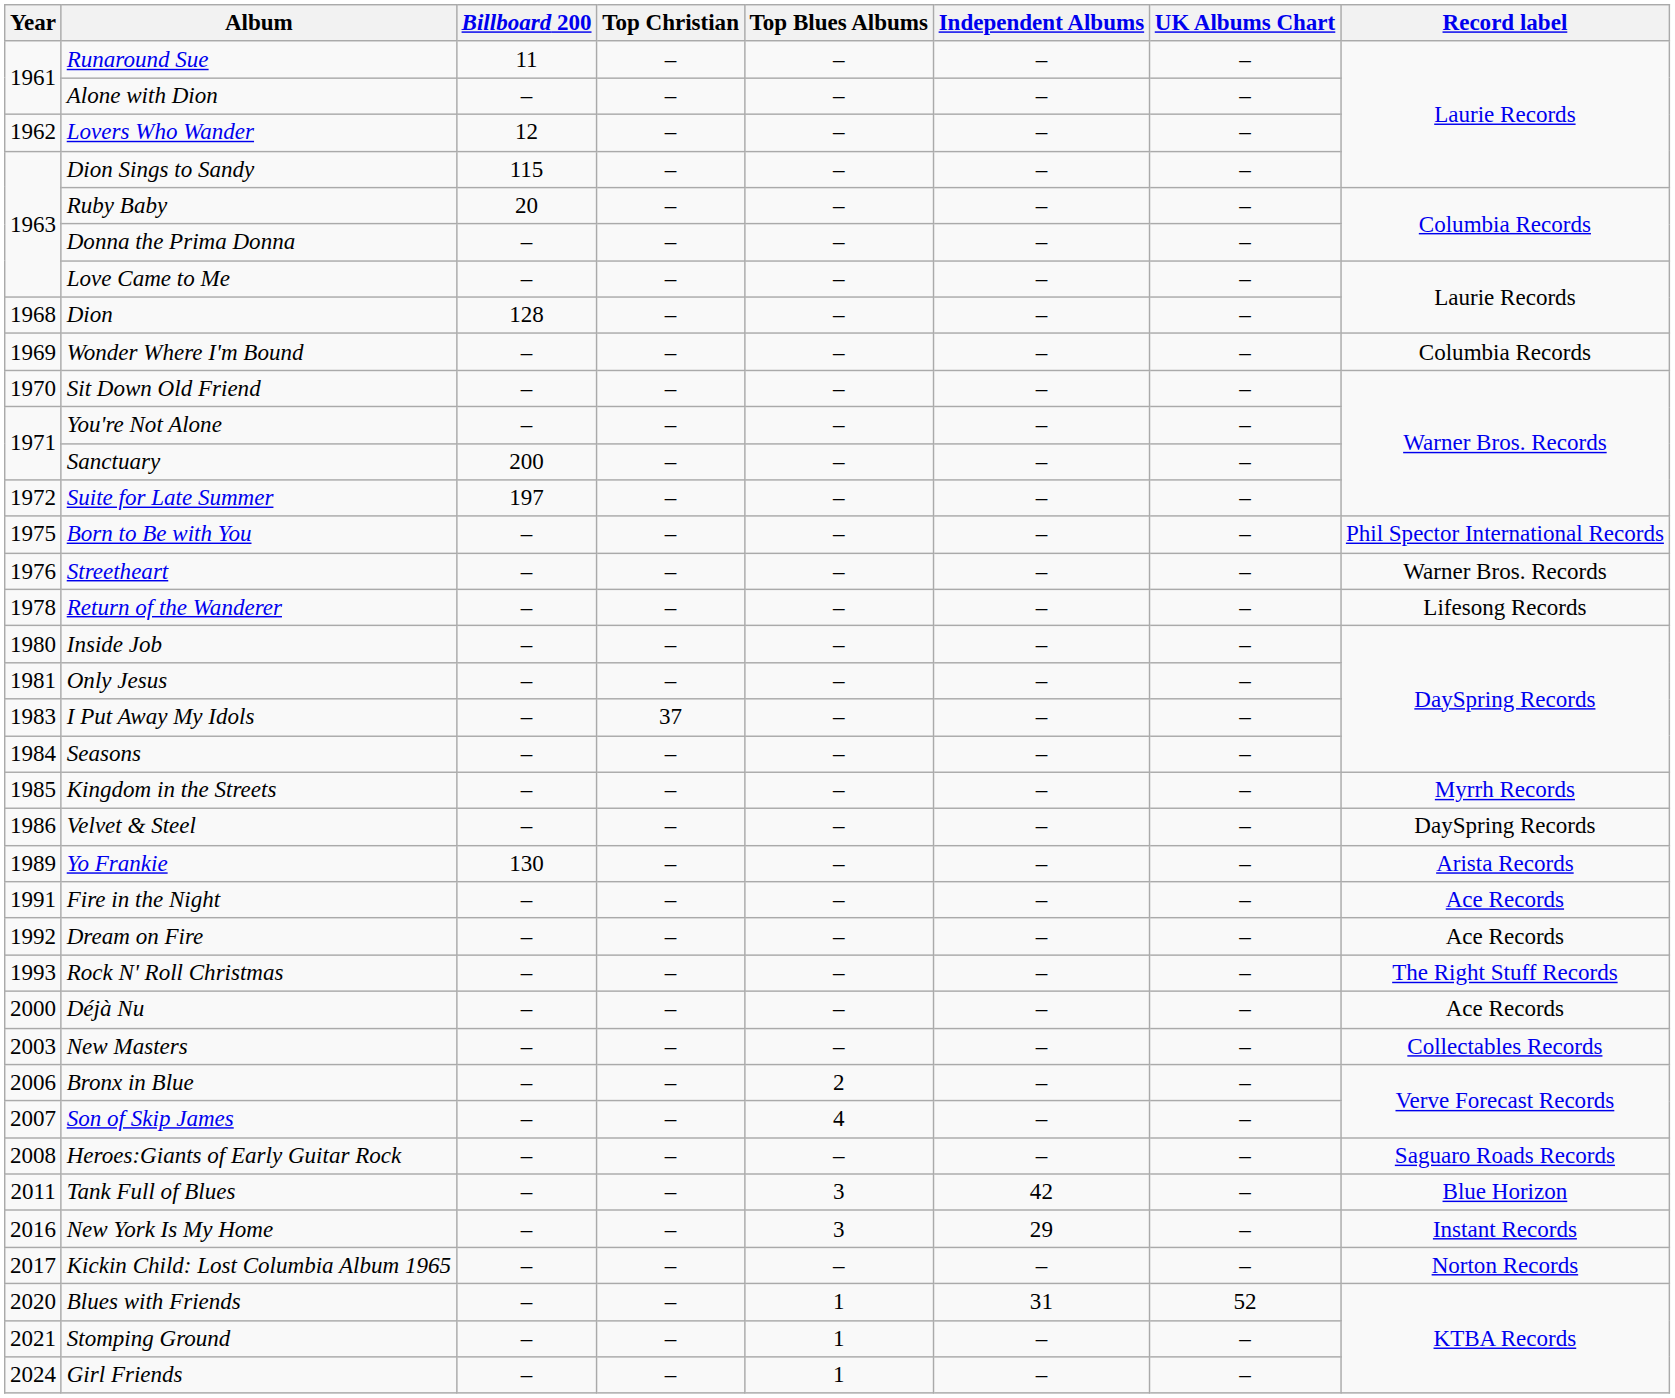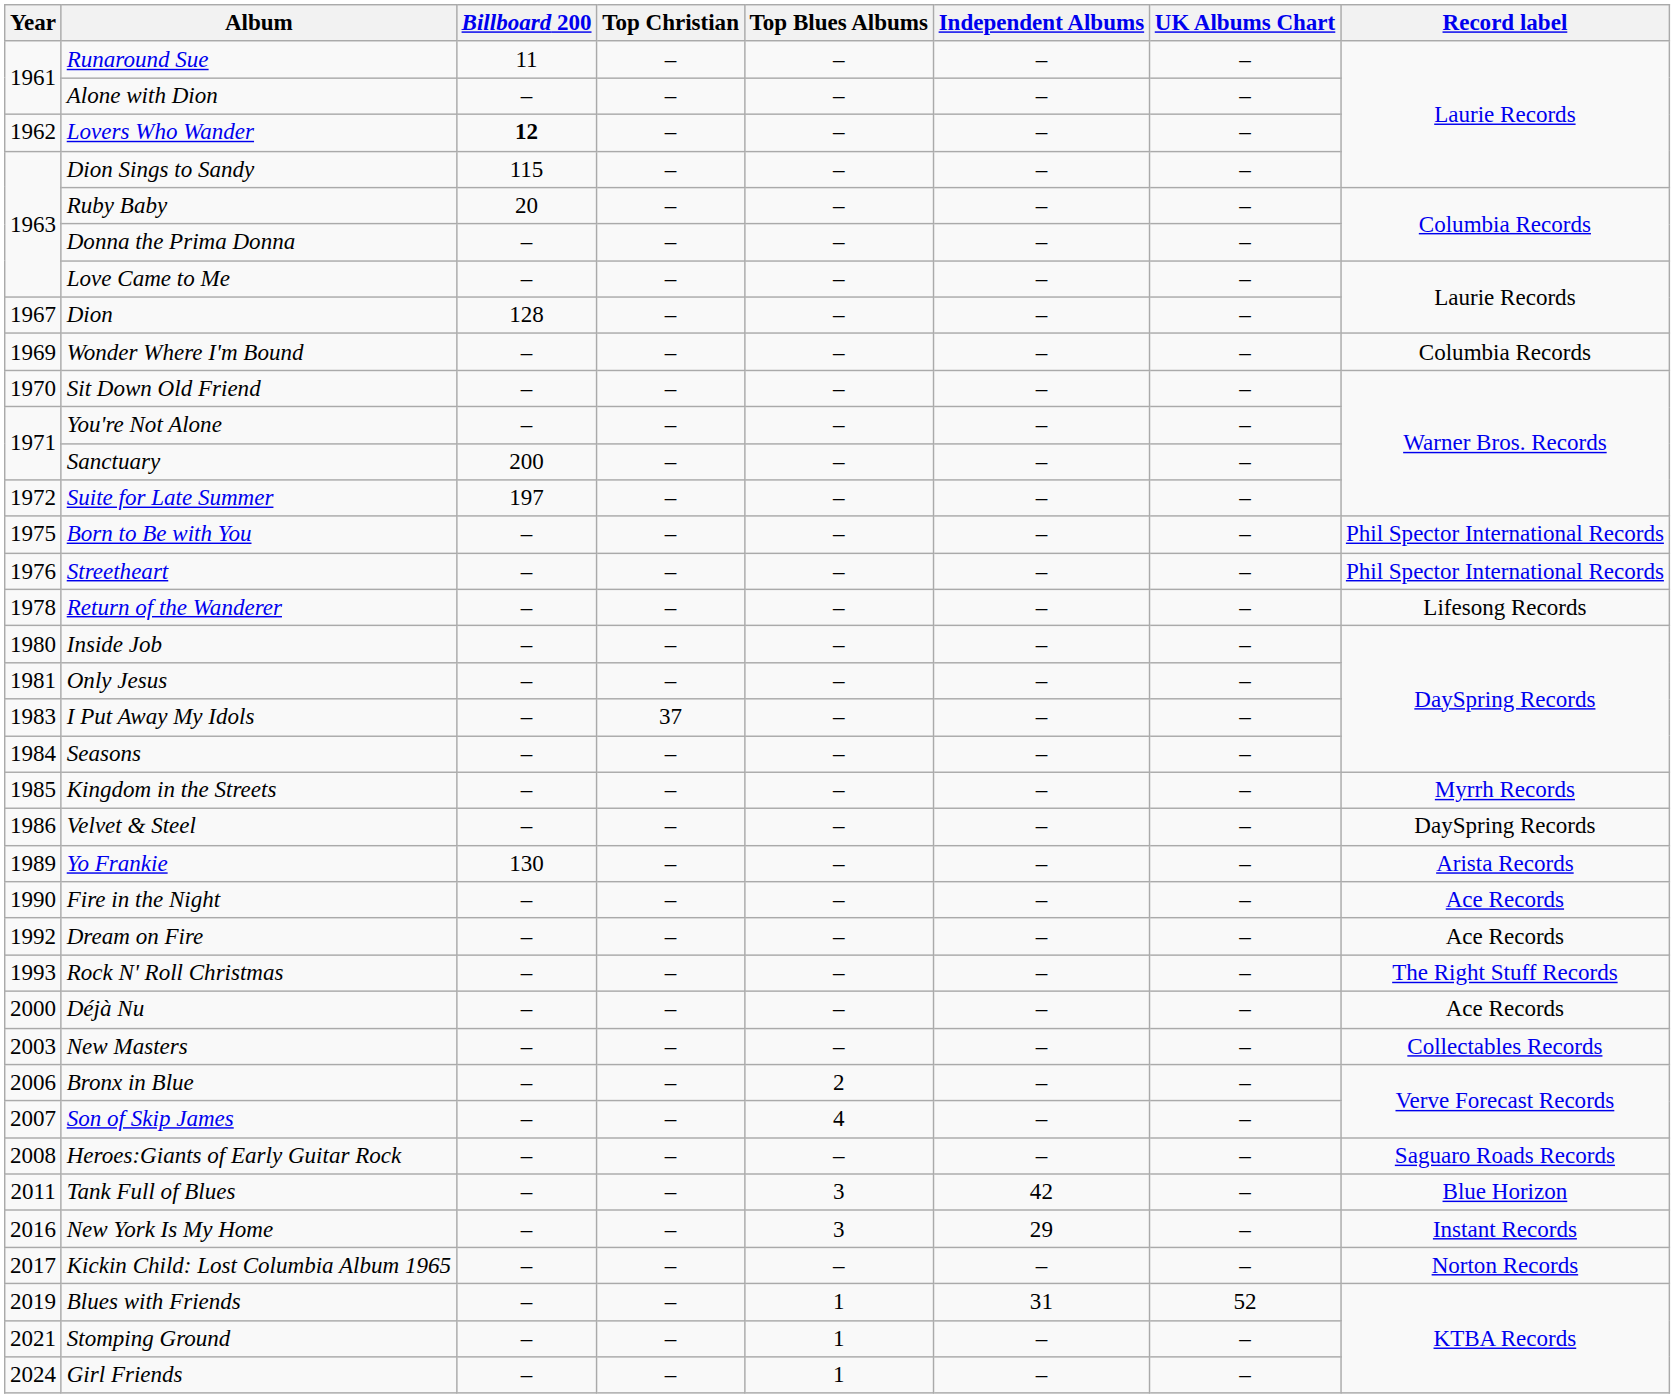(527, 132) normal -> (527, 132) bold
(33, 315) 1968 -> (33, 315) 1967
(1505, 570) Warner Bros. Records -> (1505, 570) Phil Spector International Records
(33, 899) 1991 -> (33, 899) 1990
(33, 1301) 2020 -> (33, 1301) 2019
